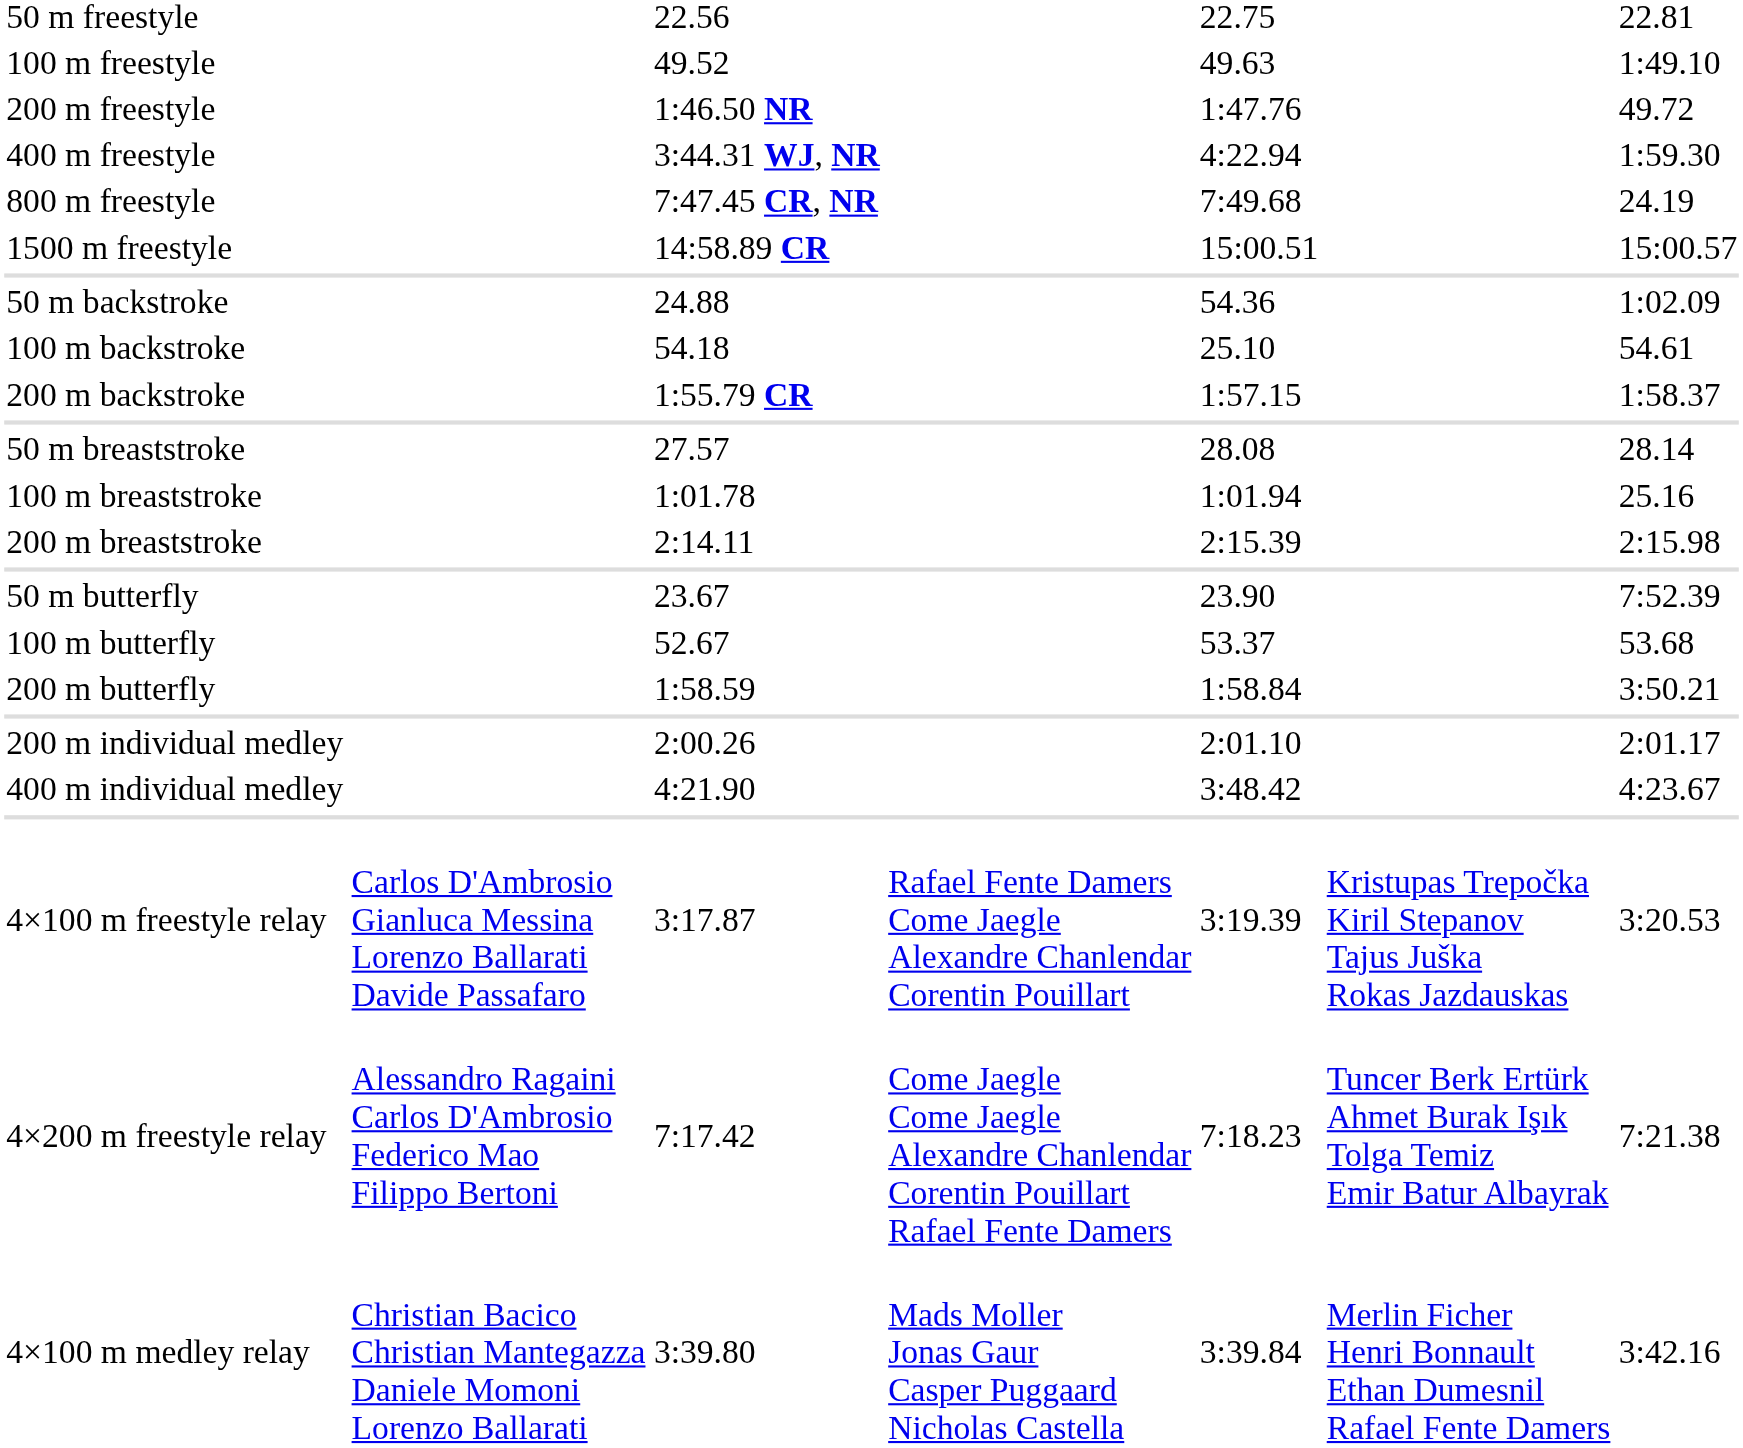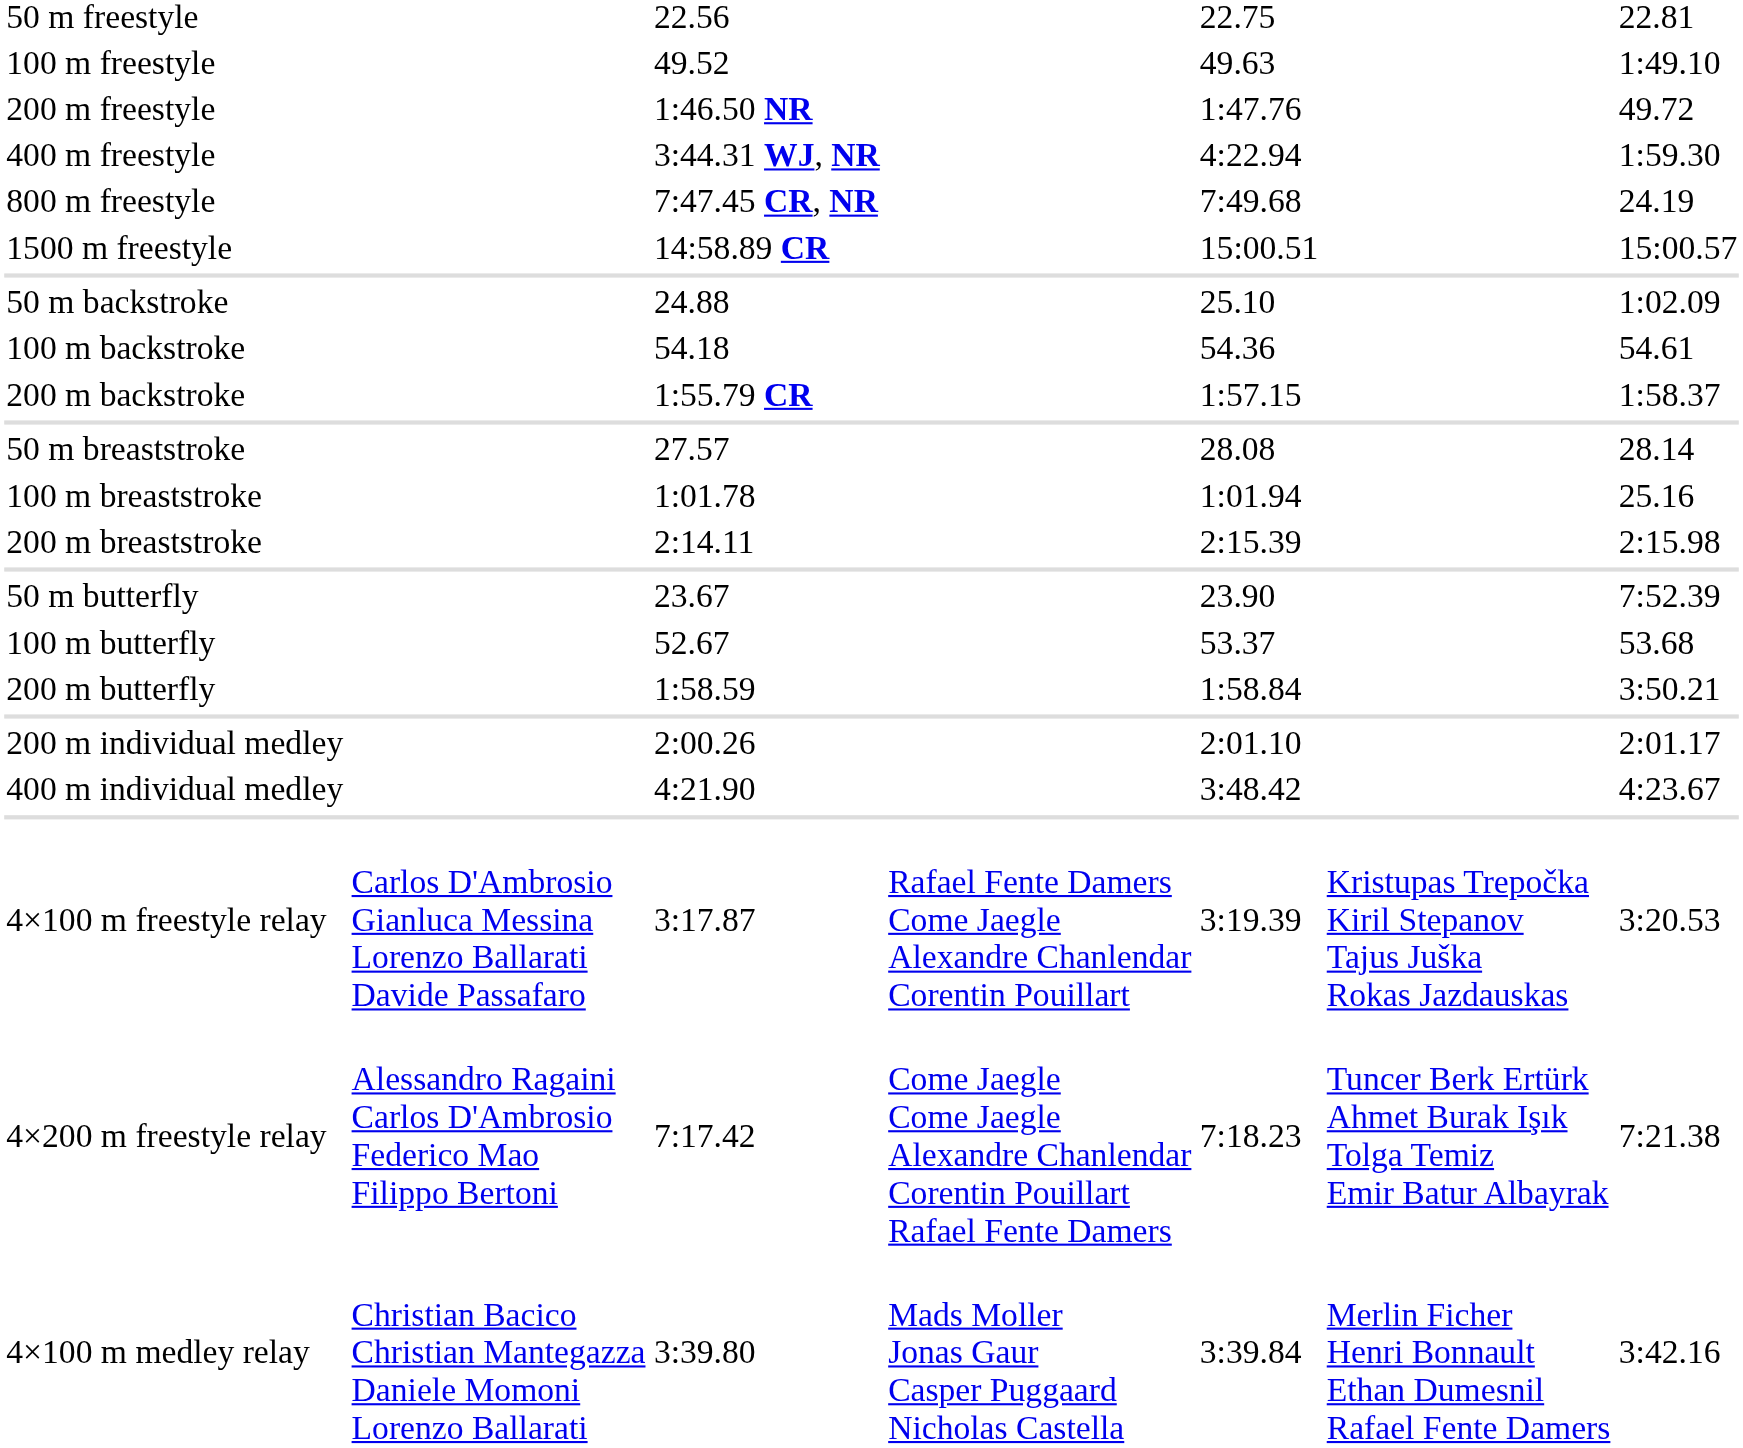(1238, 302) 54.36 -> (1238, 302) 25.10
(1238, 348) 25.10 -> (1238, 348) 54.36
